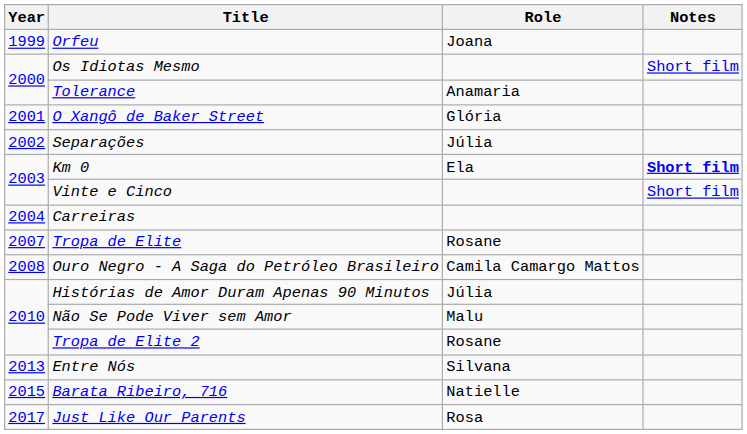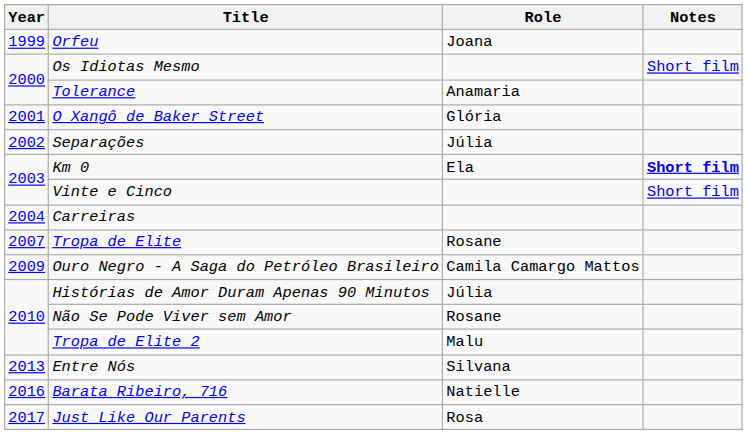(27, 267) 2008 -> (27, 267) 2009
(465, 317) Malu -> (474, 317) Rosane
(474, 342) Rosane -> (465, 342) Malu
(27, 392) 2015 -> (27, 392) 2016
